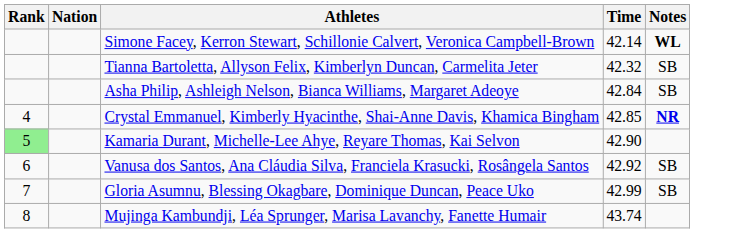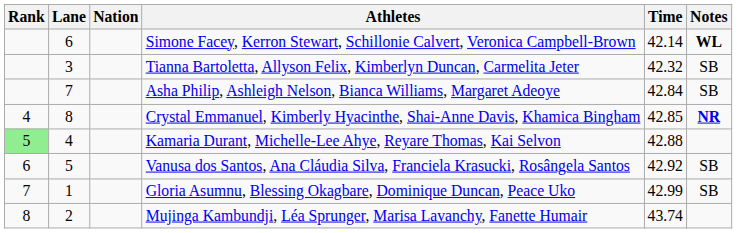+ column: (69, 16)
(624, 141) 42.90 -> (665, 141) 42.88
